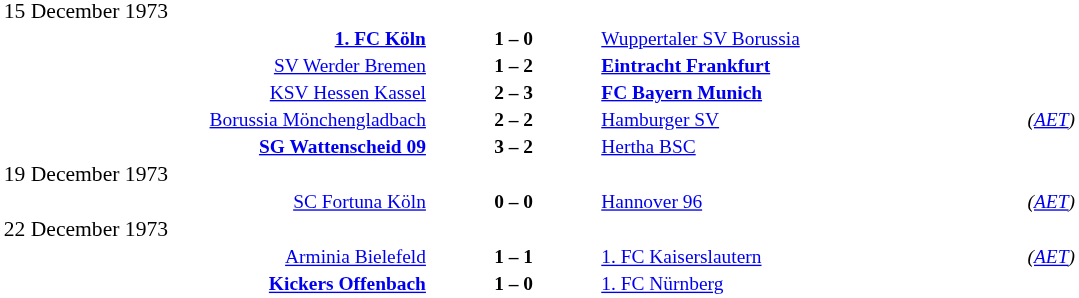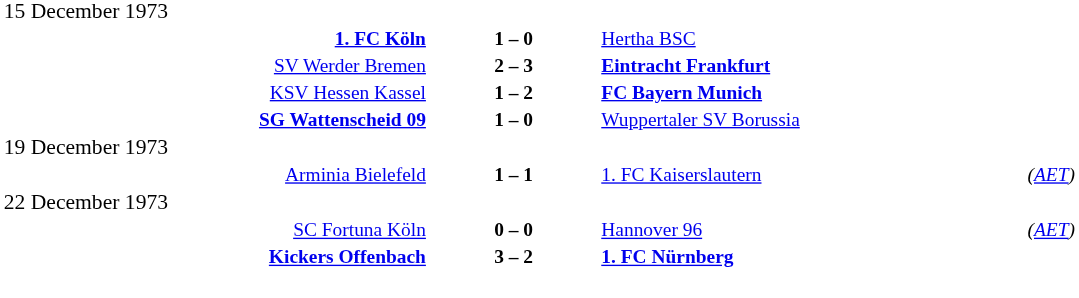(701, 38) Wuppertaler SV Borussia -> (648, 38) Hertha BSC
(514, 65) 1 – 2 -> (514, 65) 2 – 3
(514, 92) 2 – 3 -> (514, 92) 1 – 2
- row: (318, 119)
(514, 146) 3 – 2 -> (514, 119) 1 – 0
(648, 146) Hertha BSC -> (701, 119) Wuppertaler SV Borussia
rows swapped: (360, 201) <-> (356, 257)
(514, 284) 1 – 0 -> (514, 257) 3 – 2
(662, 284) normal -> (667, 257) bold
